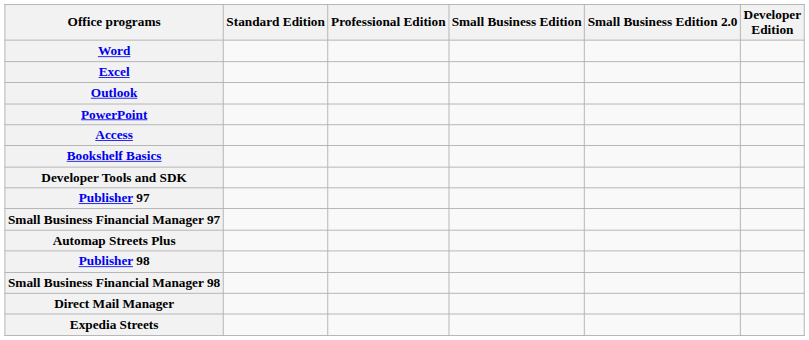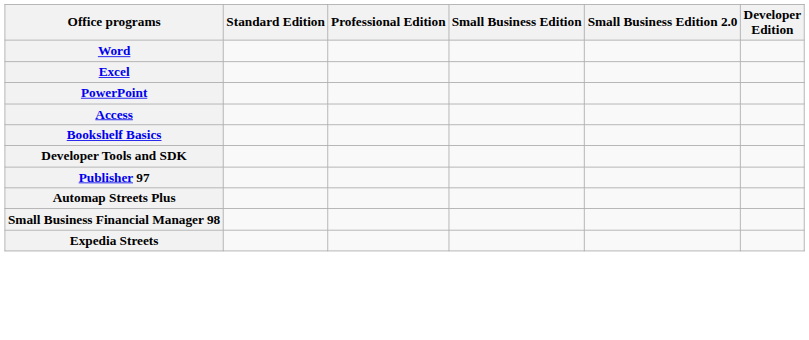- row: (114, 93)
- row: (114, 219)
- row: (114, 261)
- row: (114, 303)
